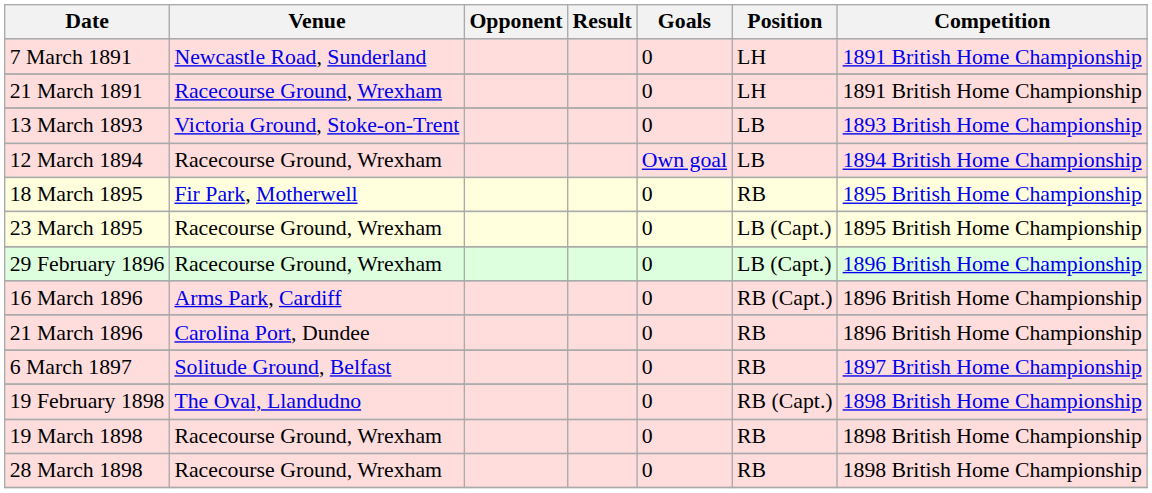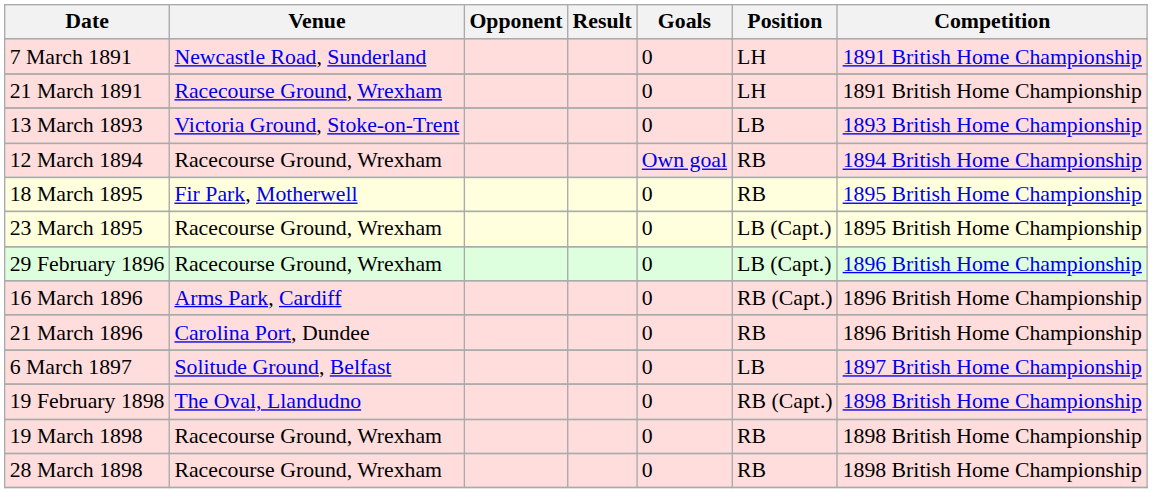(751, 159) LB -> (752, 159) RB
(752, 366) RB -> (751, 366) LB
